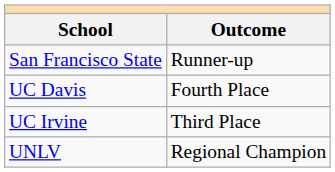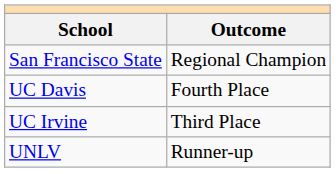(212, 59) Runner-up -> (248, 59) Regional Champion
(248, 151) Regional Champion -> (212, 151) Runner-up
